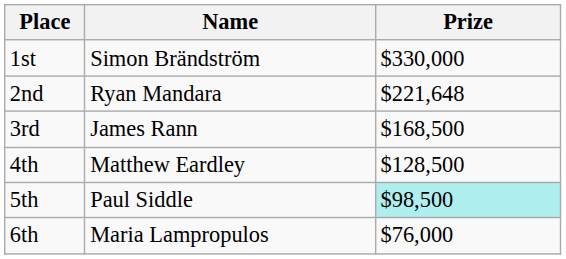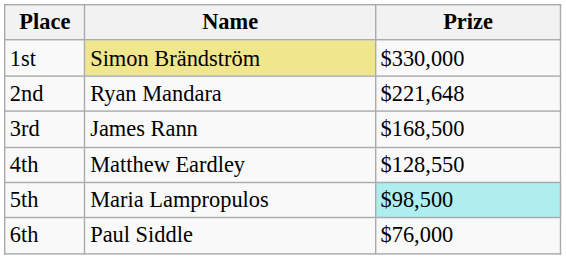(175, 57) no background -> (175, 57) khaki background
(423, 164) $128,500 -> (423, 164) $128,550
(142, 199) Paul Siddle -> (179, 199) Maria Lampropulos
(179, 235) Maria Lampropulos -> (142, 235) Paul Siddle
